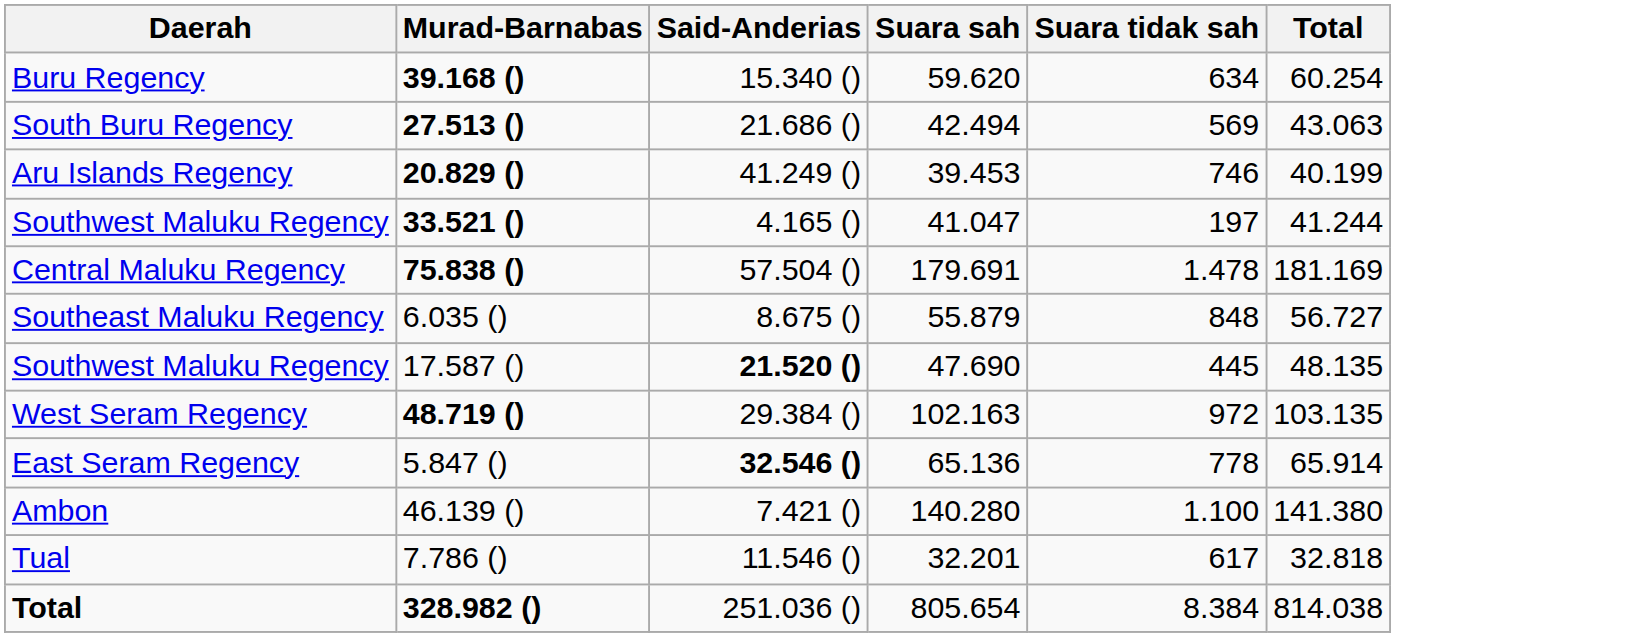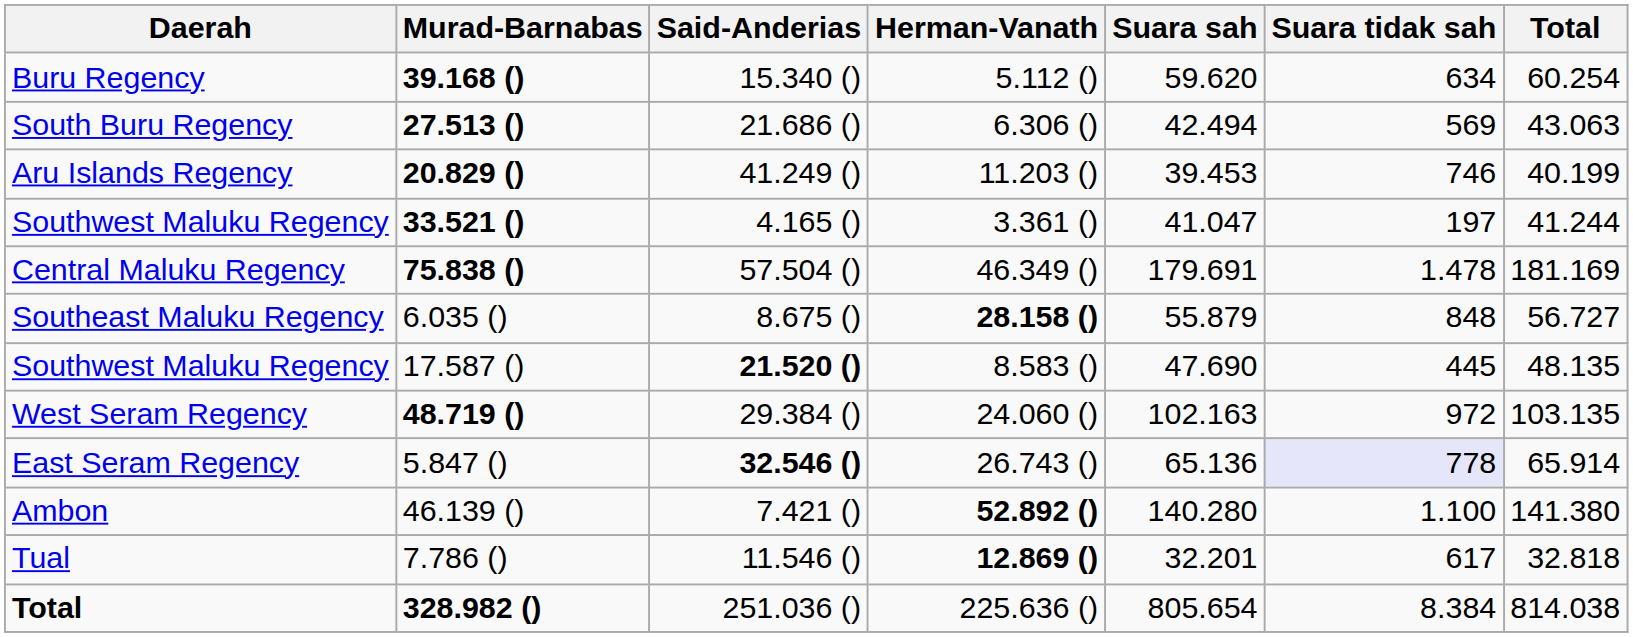+ column: (987, 28)
(1234, 462) no background -> (1471, 462) lavender background
